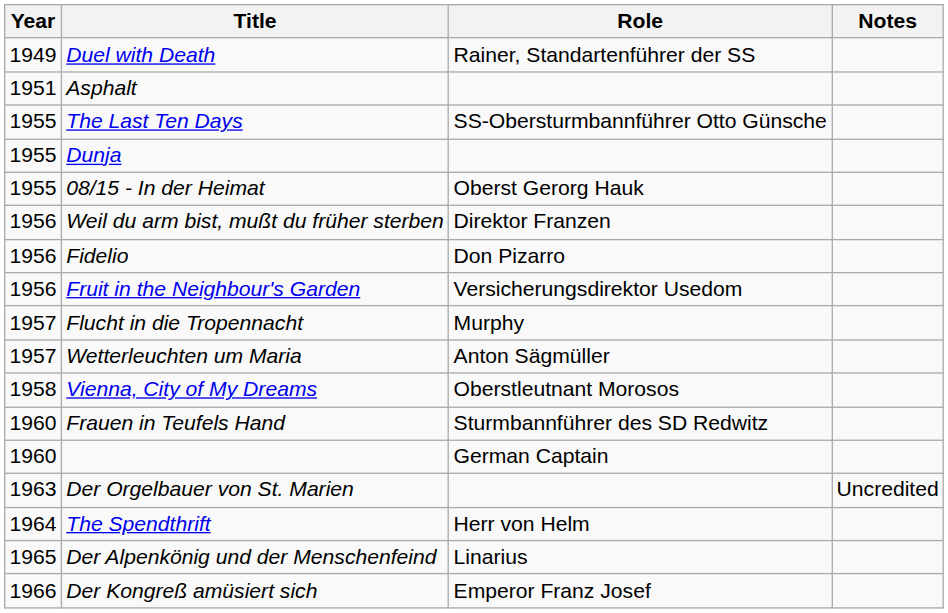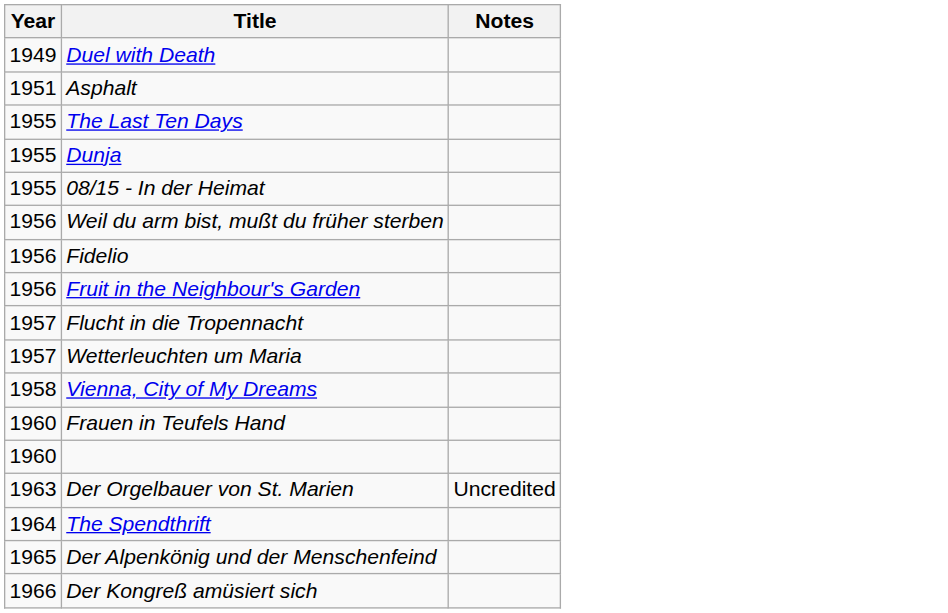- column: (640, 21)
